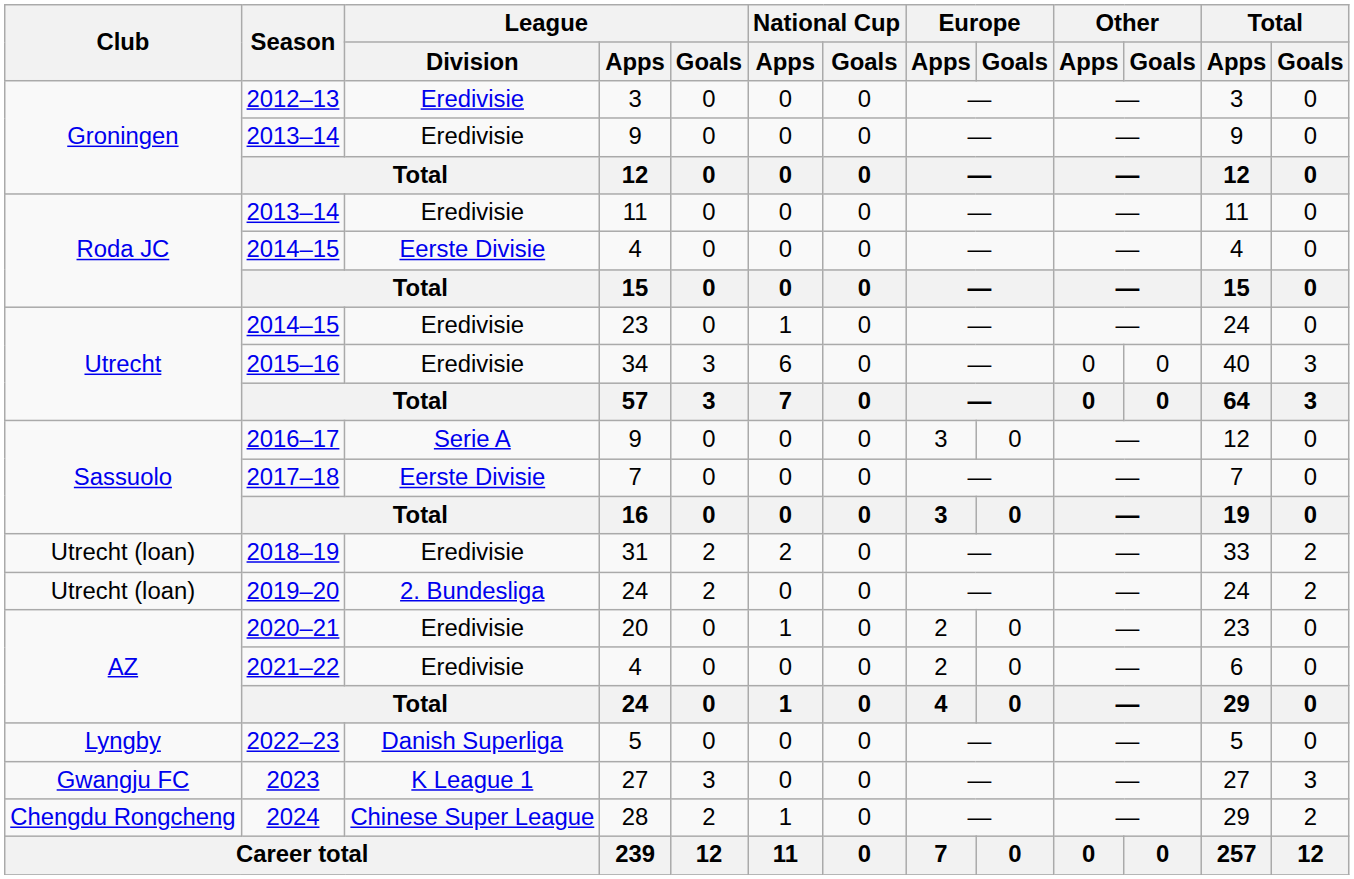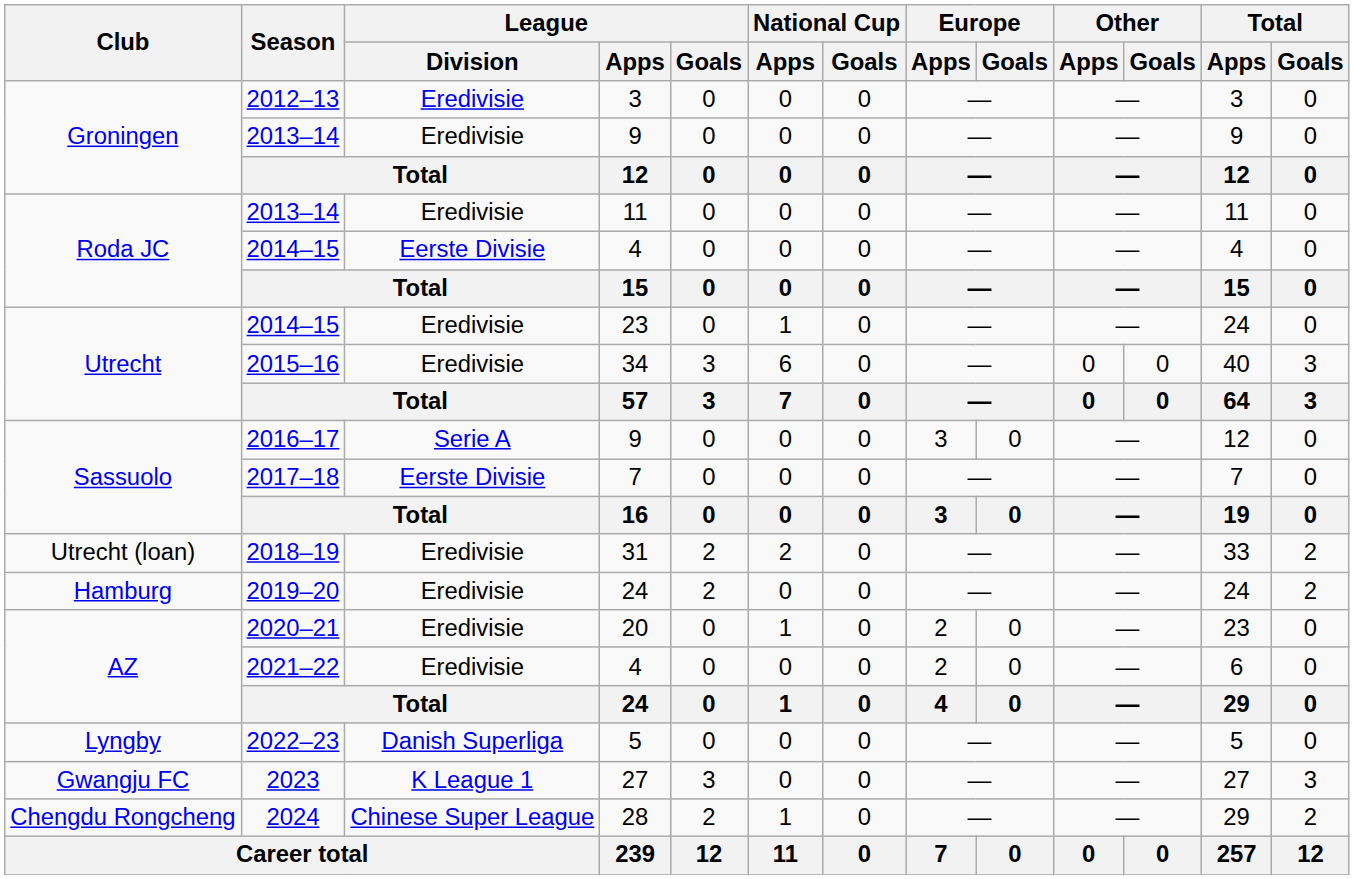(123, 590) Utrecht (loan) -> (123, 590) Hamburg
(472, 590) 2. Bundesliga -> (472, 590) Eredivisie
